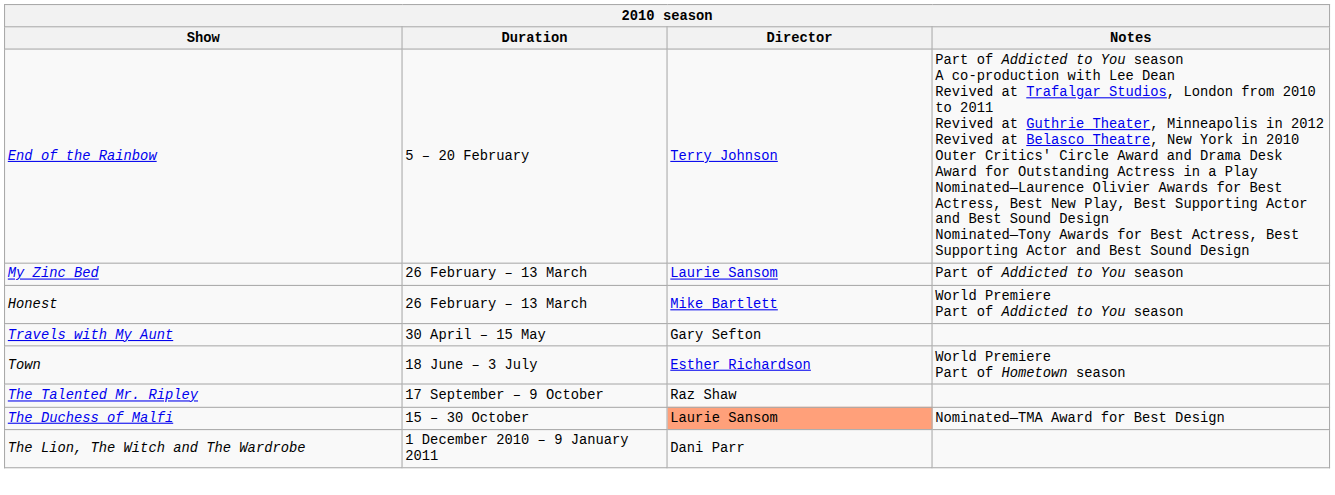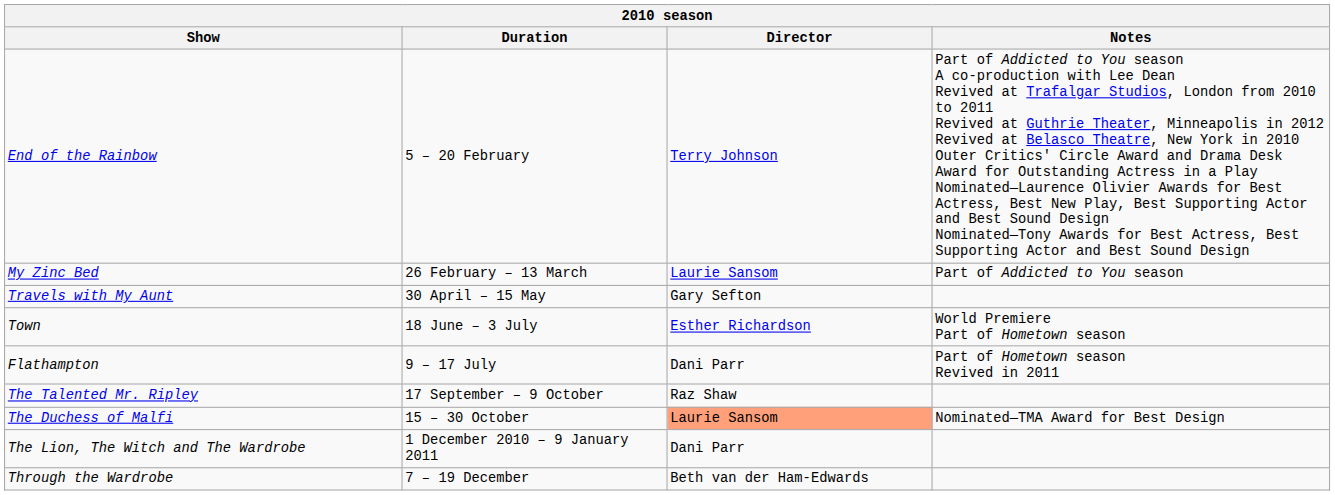- row: (33, 304)
+ row: (53, 365)
+ row: (91, 479)
